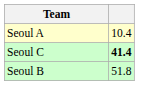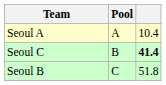+ column: (122, 14)
